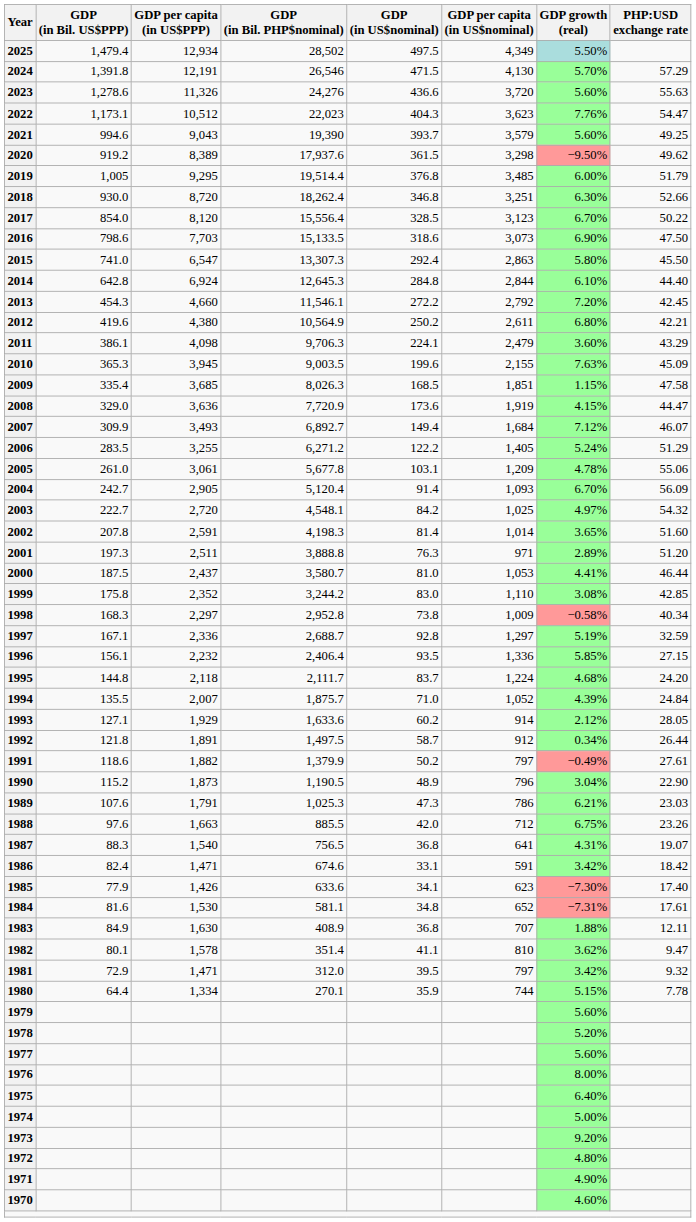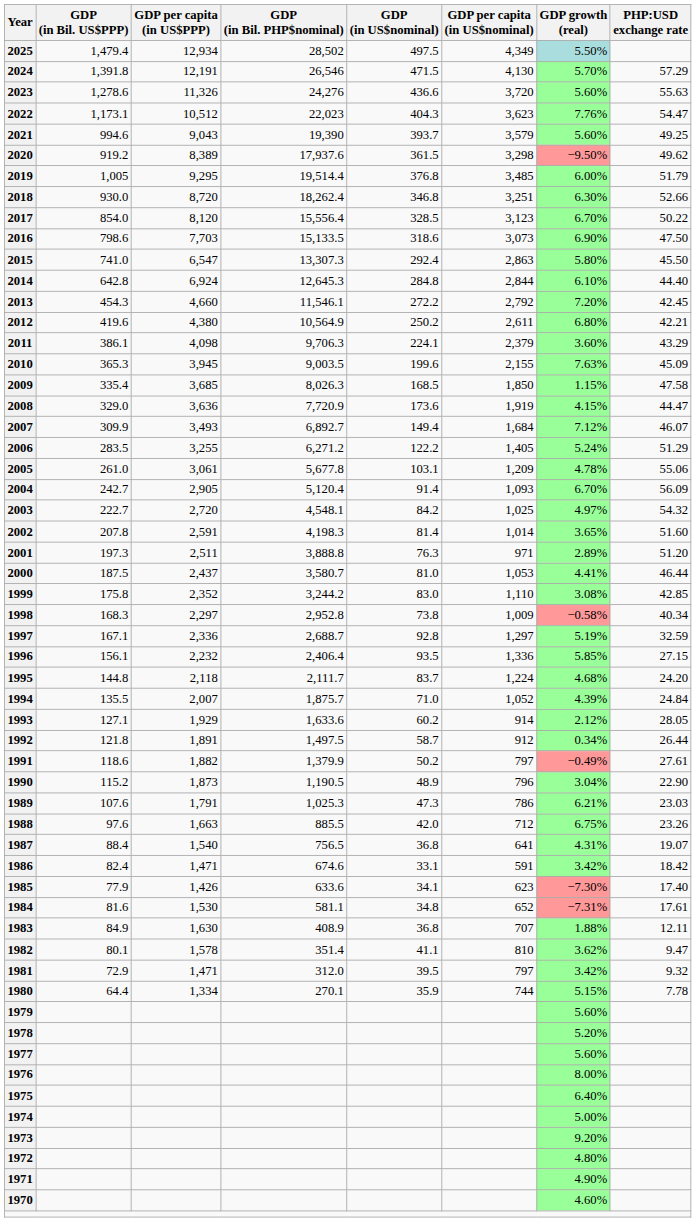(519, 343) 2,479 -> (519, 343) 2,379
(519, 385) 1,851 -> (519, 385) 1,850
(117, 845) 88.3 -> (117, 845) 88.4
